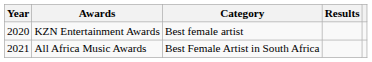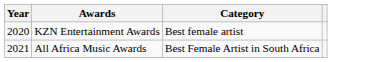- column: (342, 13)
